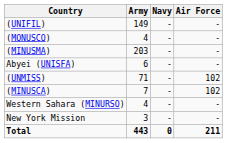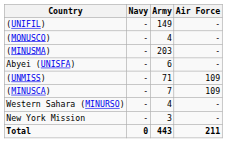columns swapped: (138, 11) <-> (162, 11)
(213, 78) 102 -> (213, 78) 109
(213, 91) 102 -> (213, 91) 109
